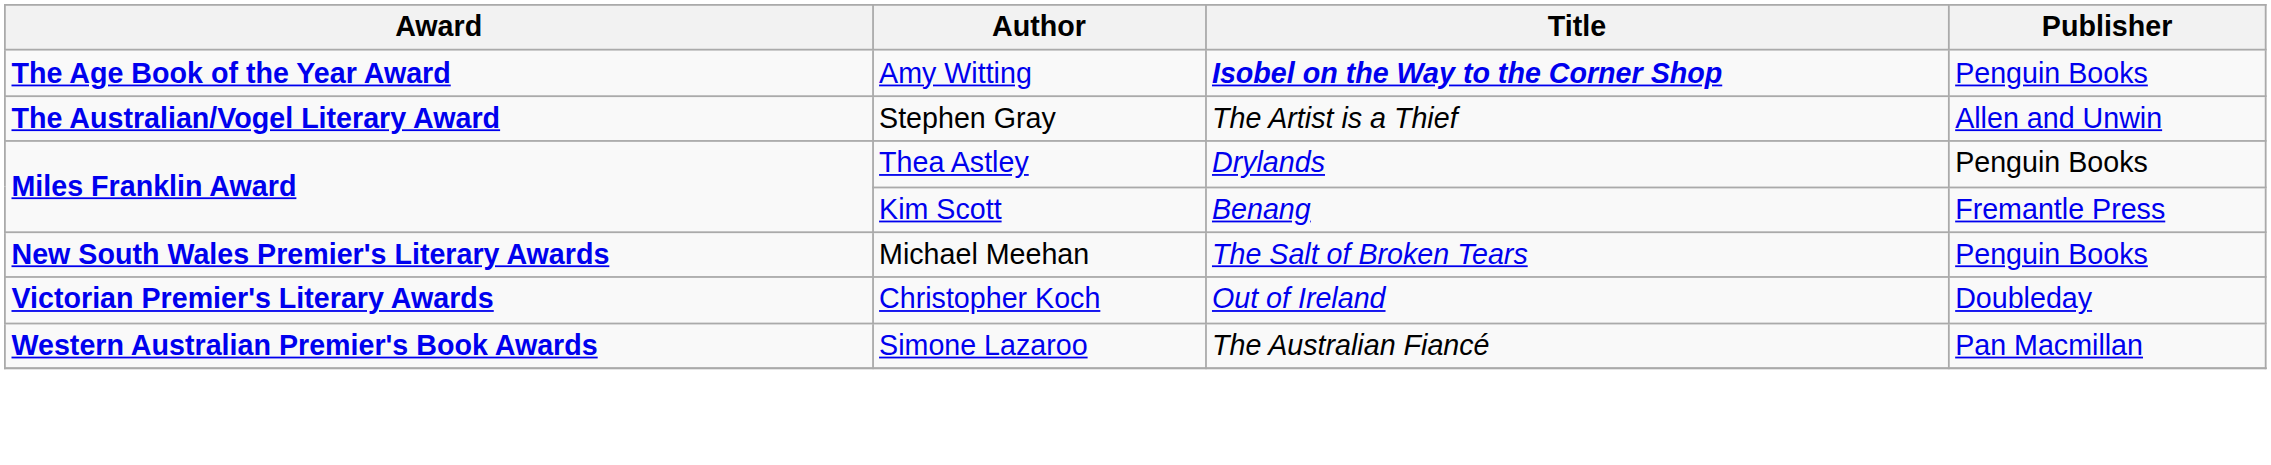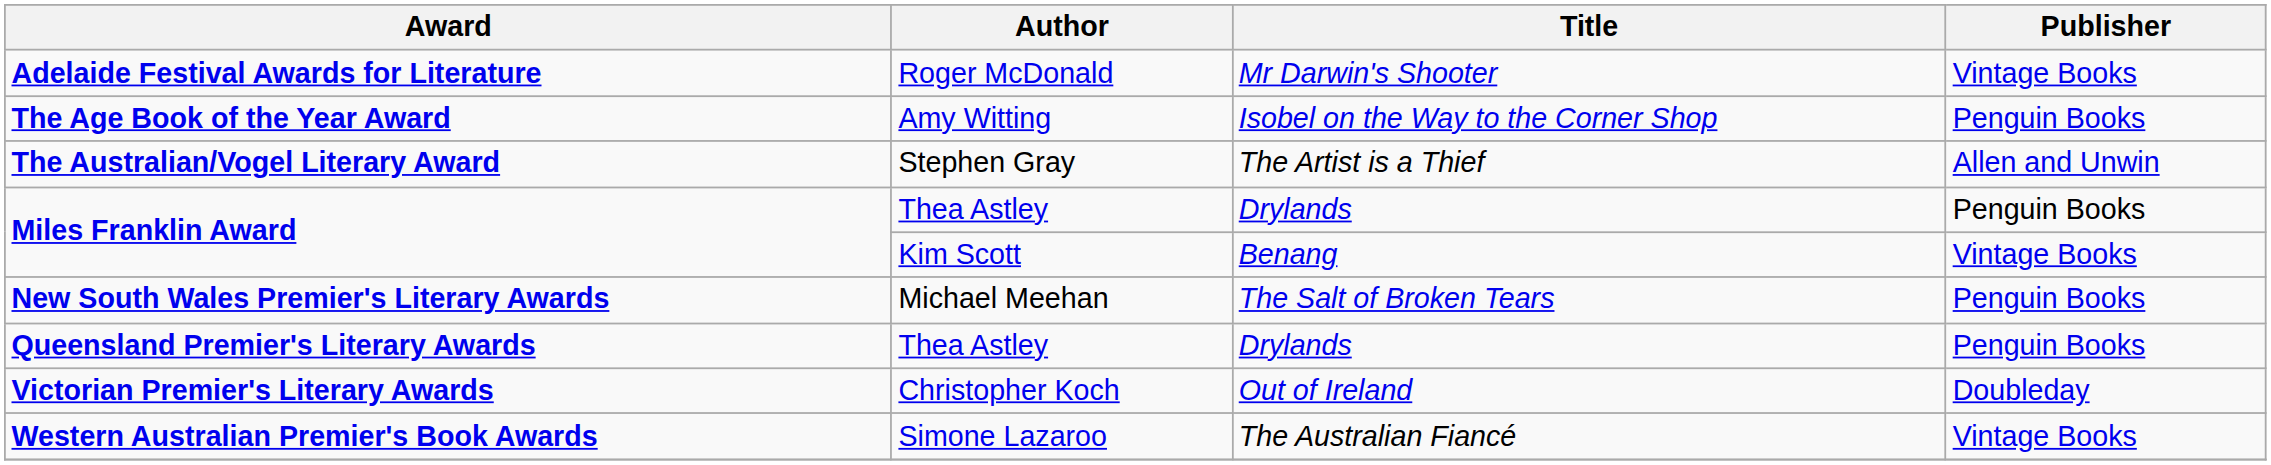+ row: (276, 72)
(1467, 72) bold -> (1478, 118) normal
(2060, 208) Fremantle Press -> (2045, 254) Vintage Books
+ row: (274, 345)
(2049, 345) Pan Macmillan -> (2045, 436) Vintage Books
